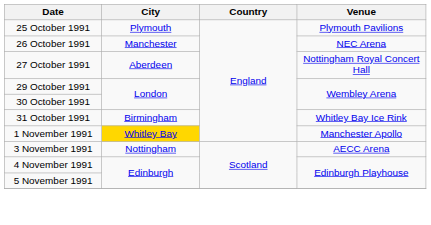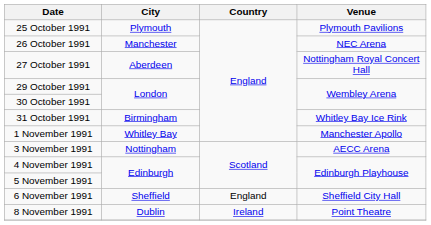(151, 133) gold background -> (151, 133) no background
+ row: (53, 196)
+ row: (53, 212)
